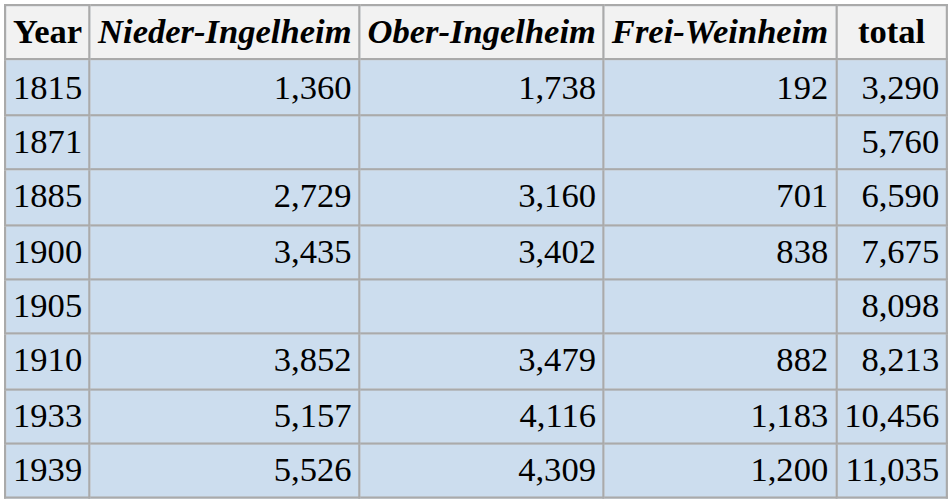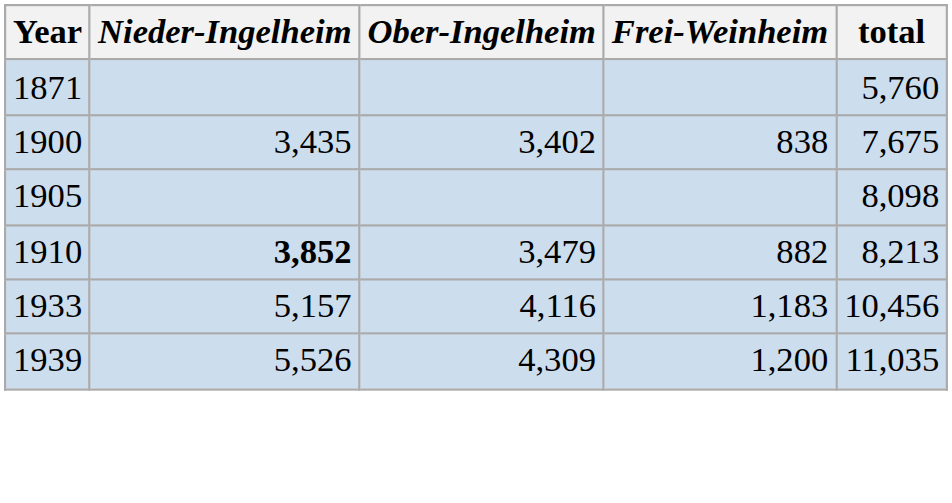- row: (48, 86)
- row: (48, 196)
(313, 360) normal -> (313, 251) bold
